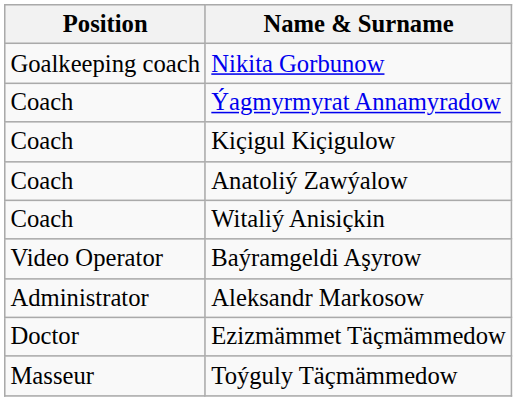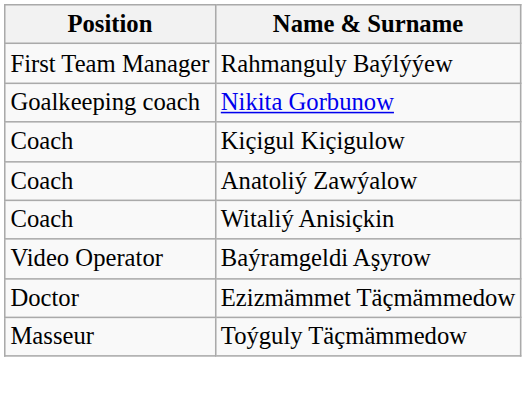+ row: (337, 63)
- row: (356, 102)
- row: (318, 297)
